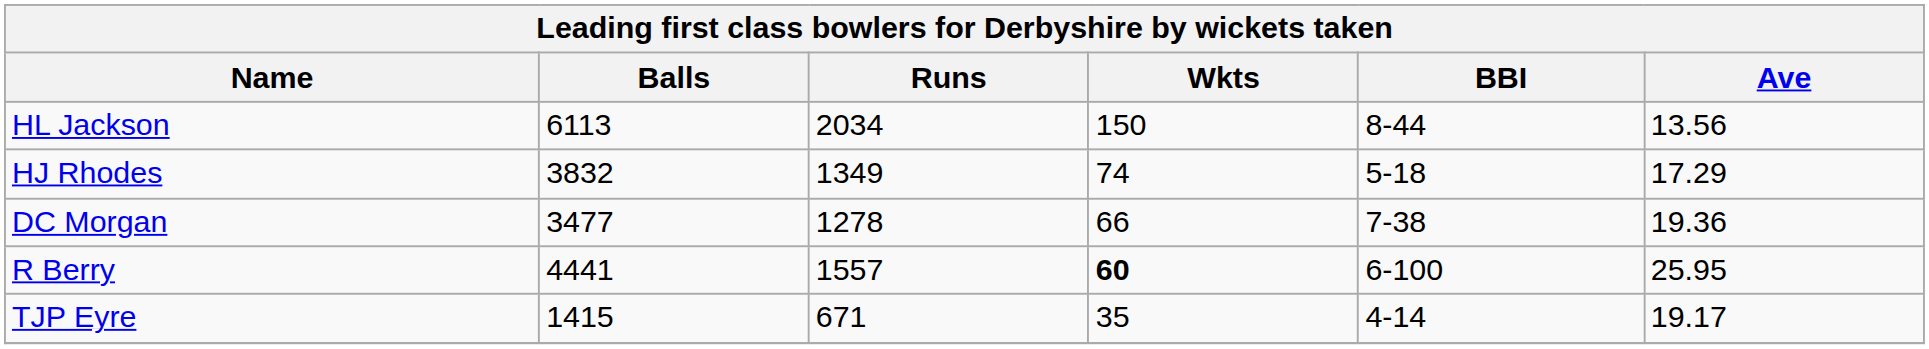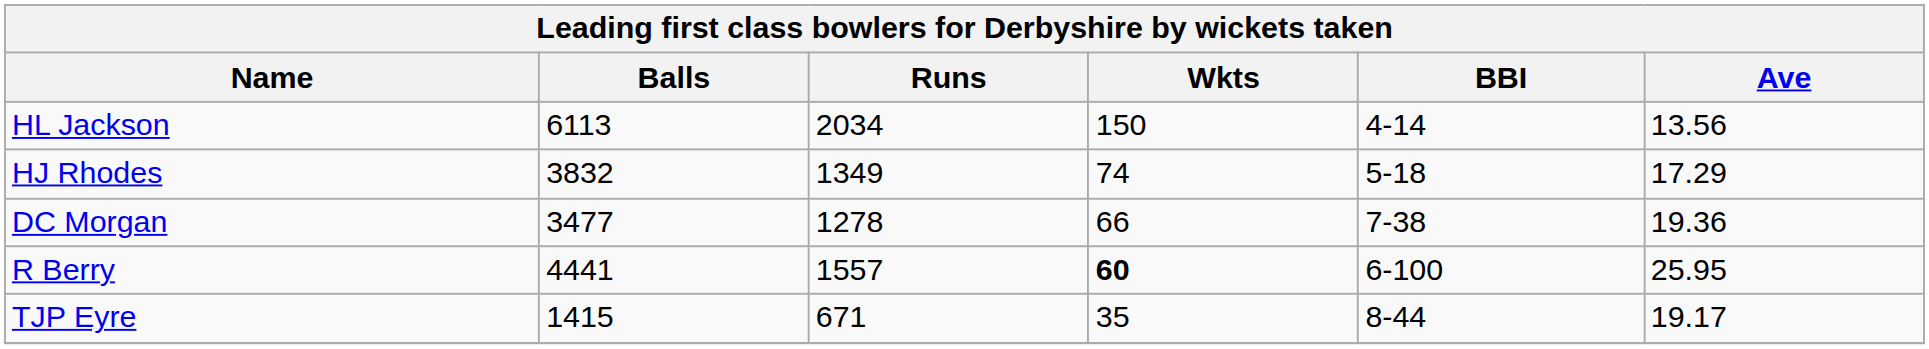(1396, 125) 8-44 -> (1396, 125) 4-14
(1396, 317) 4-14 -> (1396, 317) 8-44
